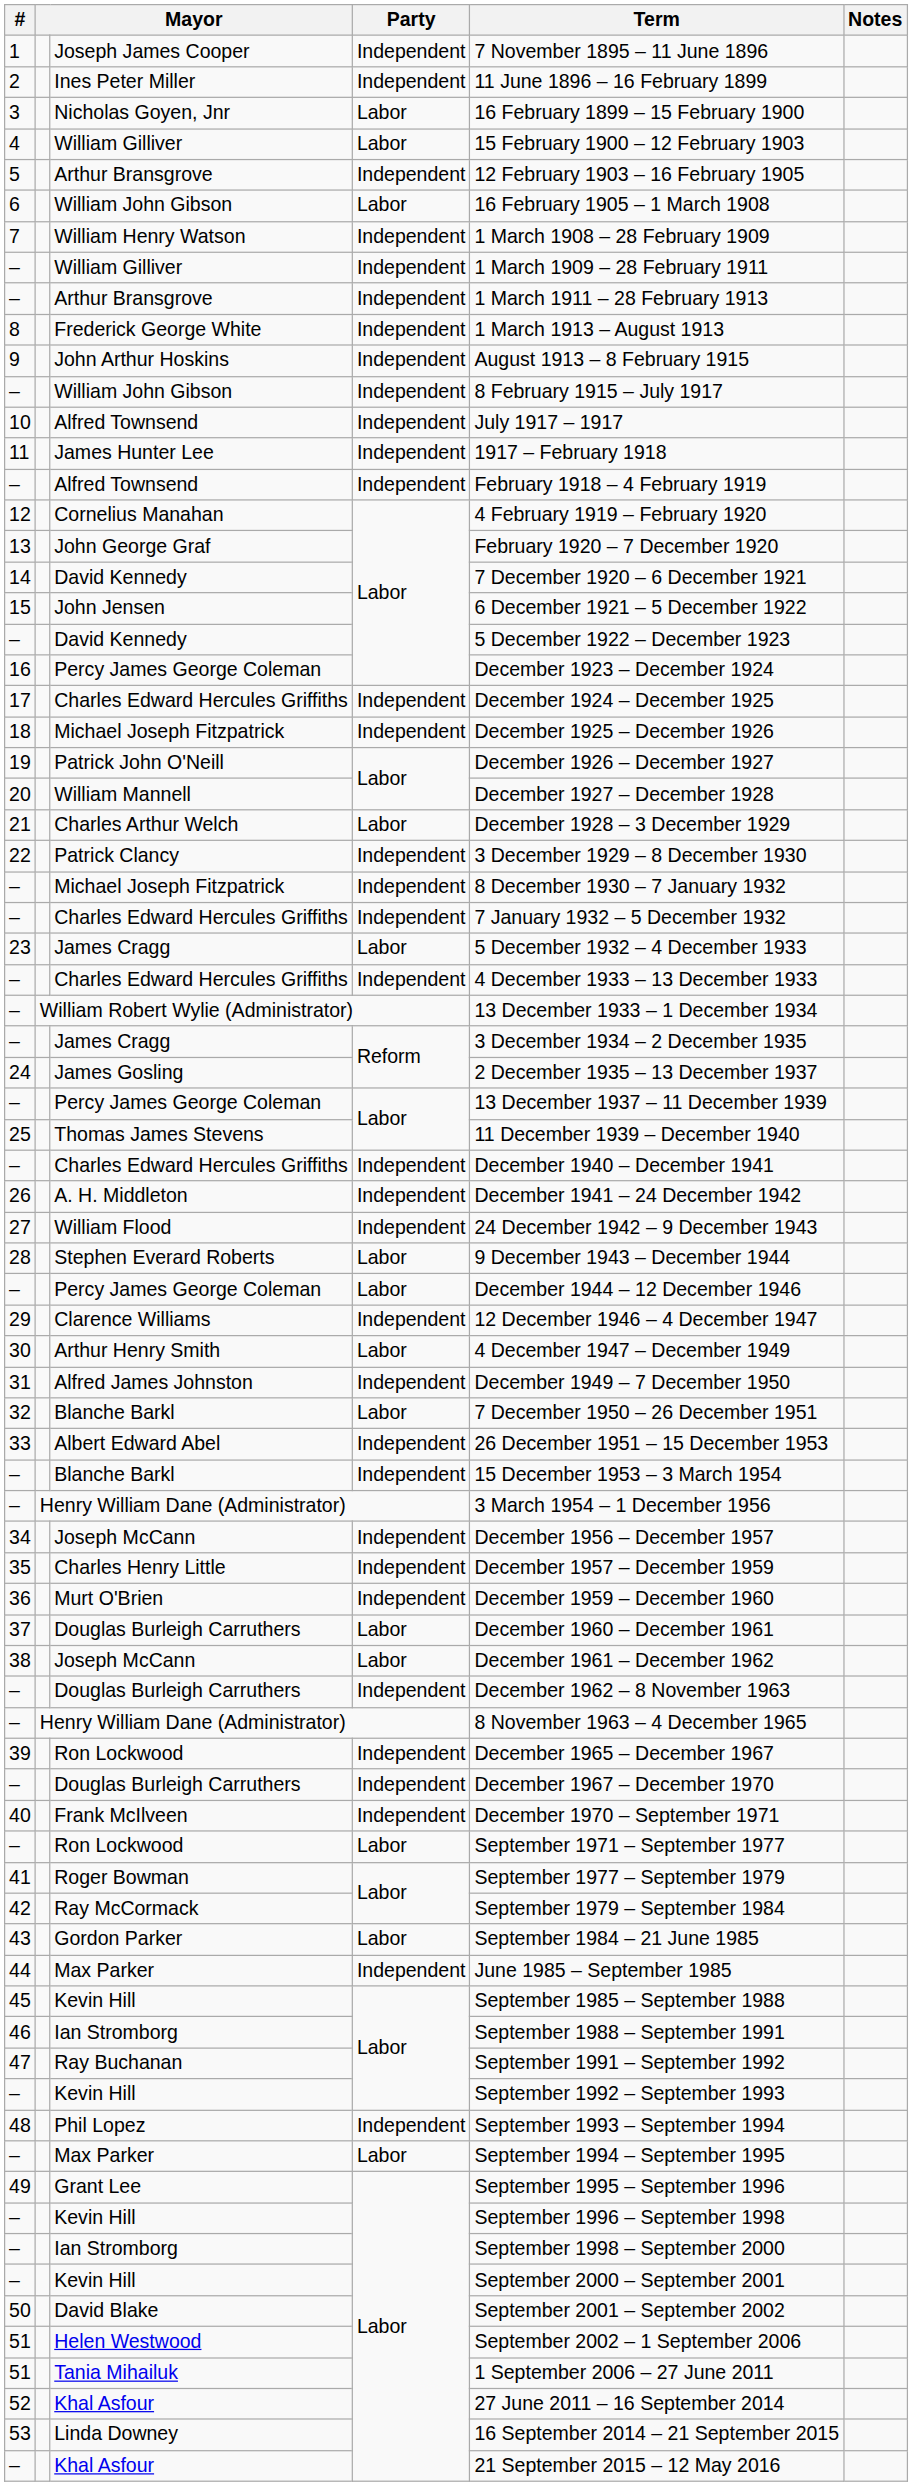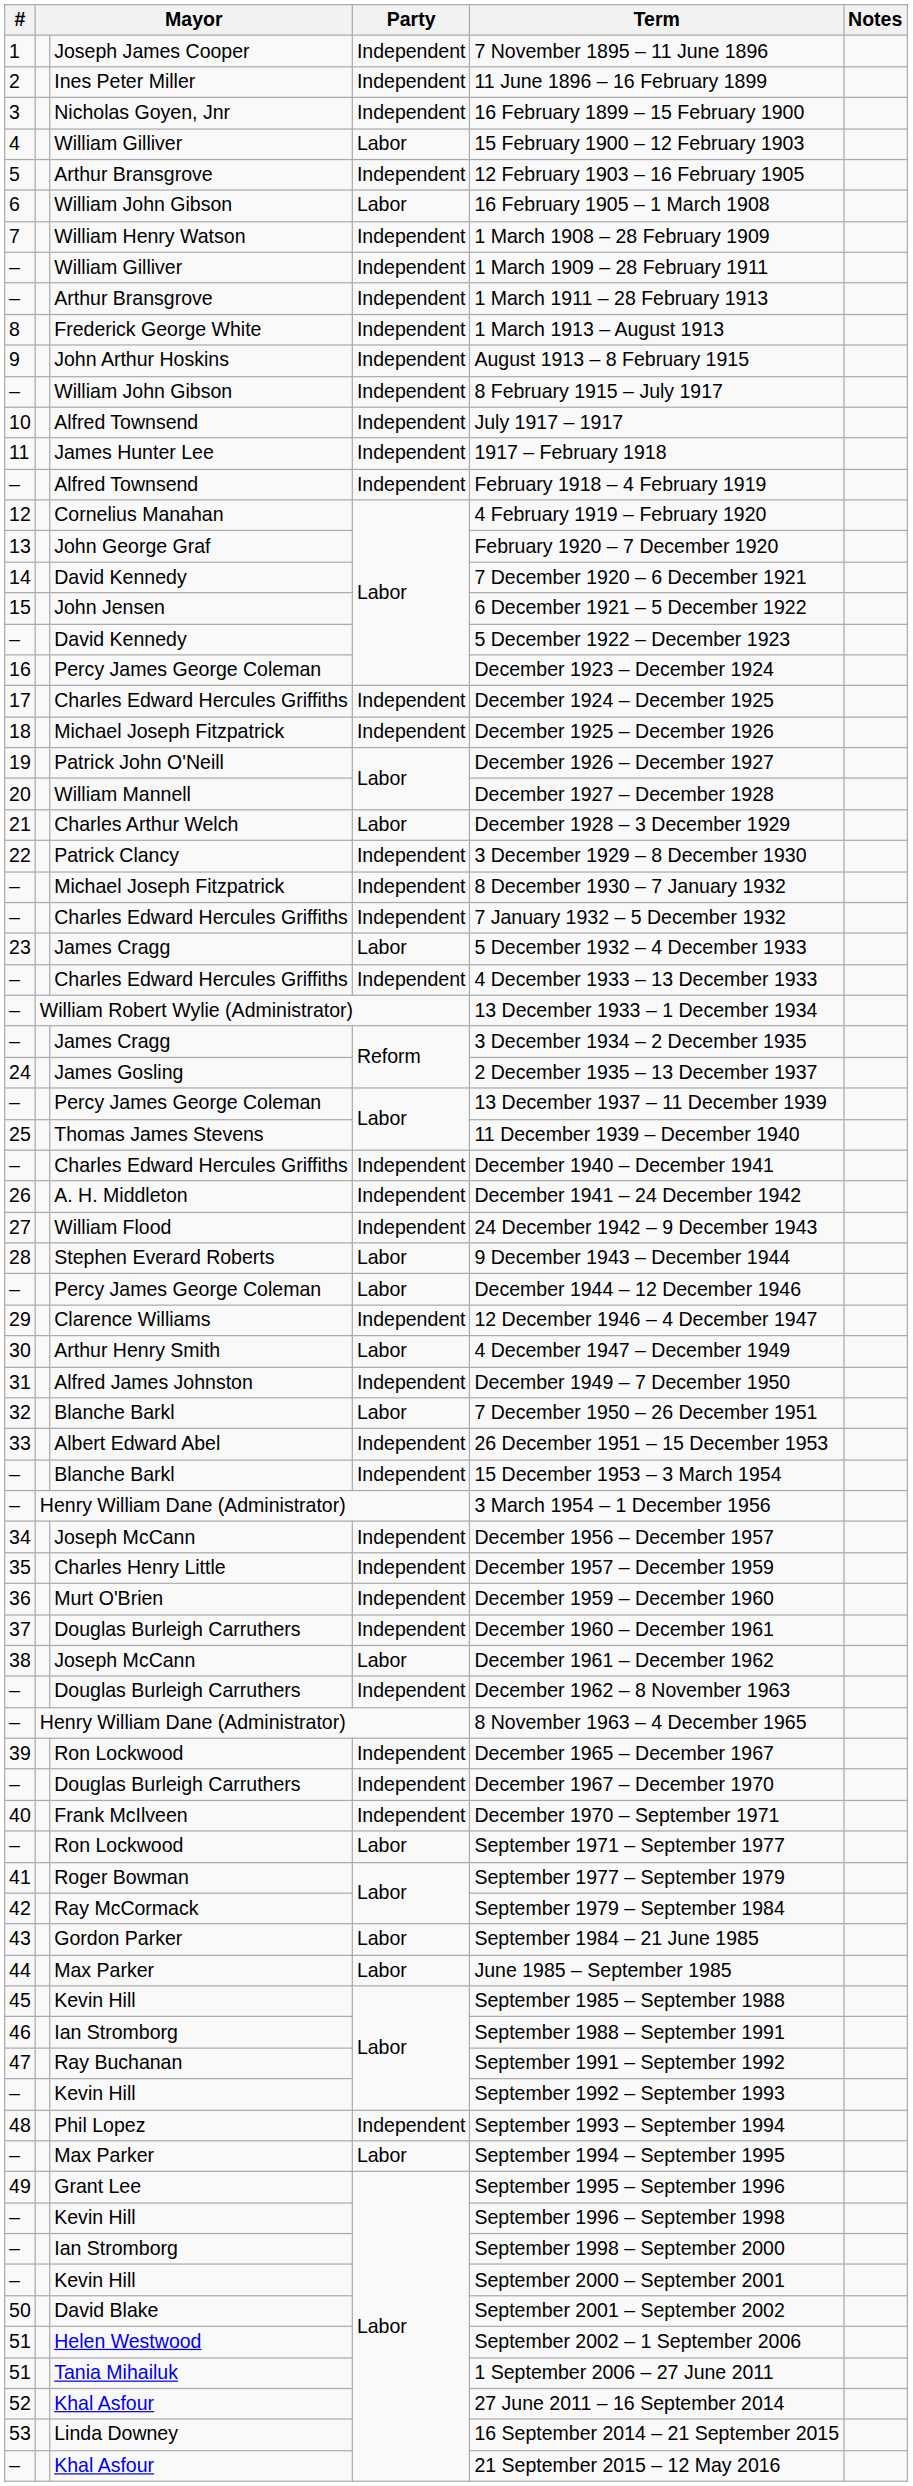(382, 112) Labor -> (411, 112) Independent
(382, 1629) Labor -> (411, 1629) Independent
(411, 1970) Independent -> (382, 1970) Labor
